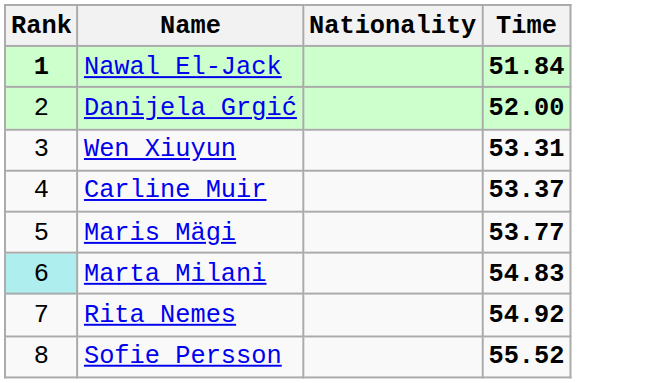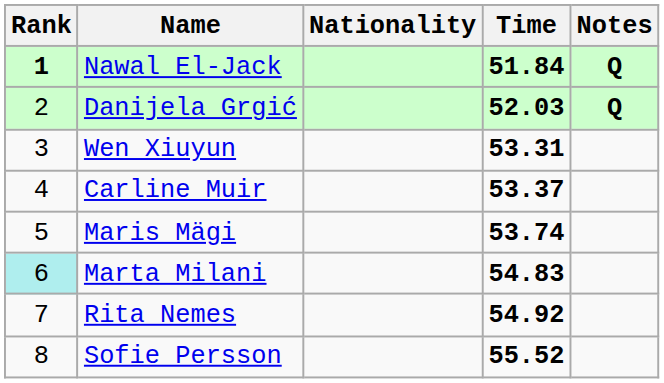+ column: (615, 26)
(526, 108) 52.00 -> (526, 108) 52.03
(526, 232) 53.77 -> (526, 232) 53.74
